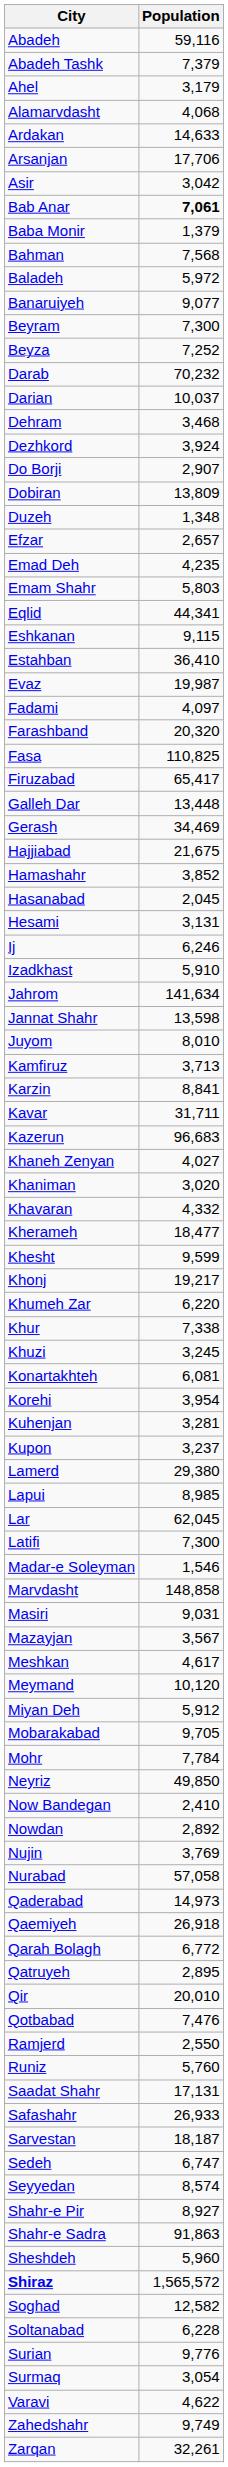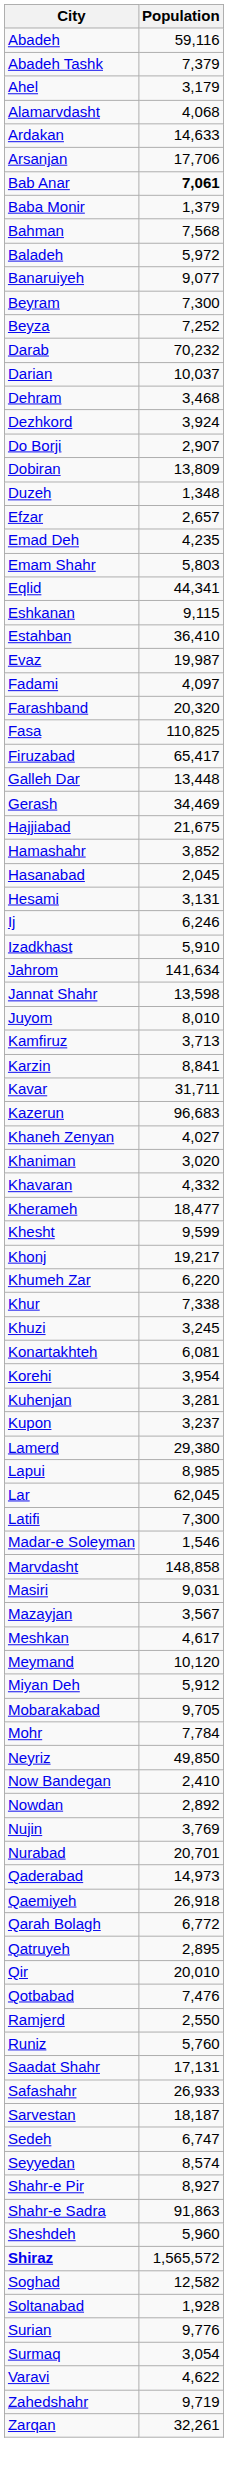- row: (21, 183)
(197, 1876) 57,058 -> (197, 1853) 20,701
(201, 2330) 6,228 -> (201, 2306) 1,928
(201, 2425) 9,749 -> (201, 2401) 9,719
